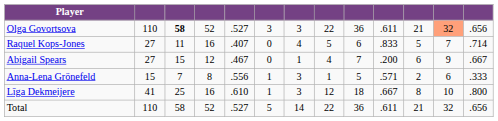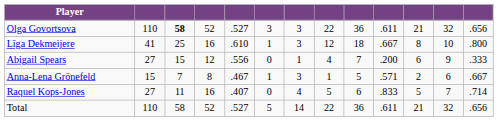(448, 28) lightsalmon background -> (448, 28) no background
rows swapped: (41, 92) <-> (46, 44)
(239, 60) .467 -> (239, 60) .556
(478, 60) .667 -> (478, 60) .333
(239, 76) .556 -> (239, 76) .467
(478, 76) .333 -> (478, 76) .667
